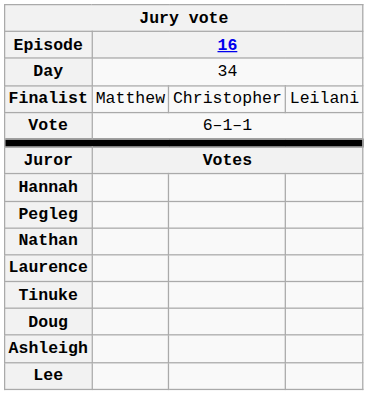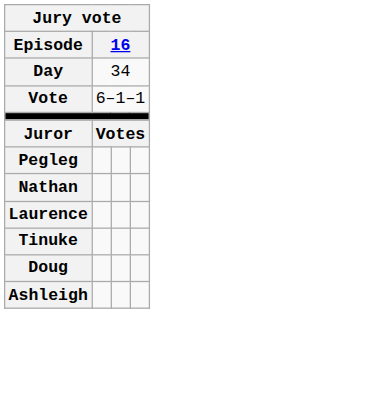- row: (48, 99)
- row: (48, 187)
- row: (48, 376)
